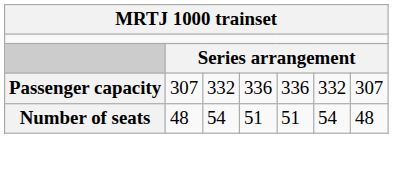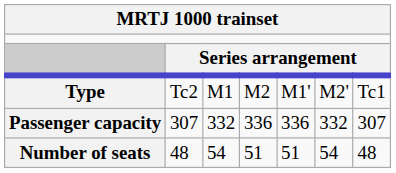+ row: (184, 92)
